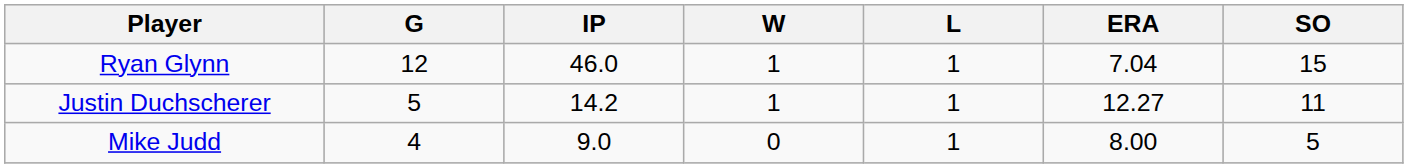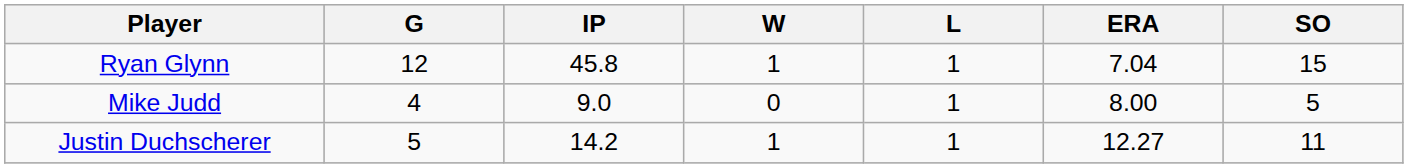(594, 63) 46.0 -> (594, 63) 45.8
rows swapped: (165, 102) <-> (165, 142)
